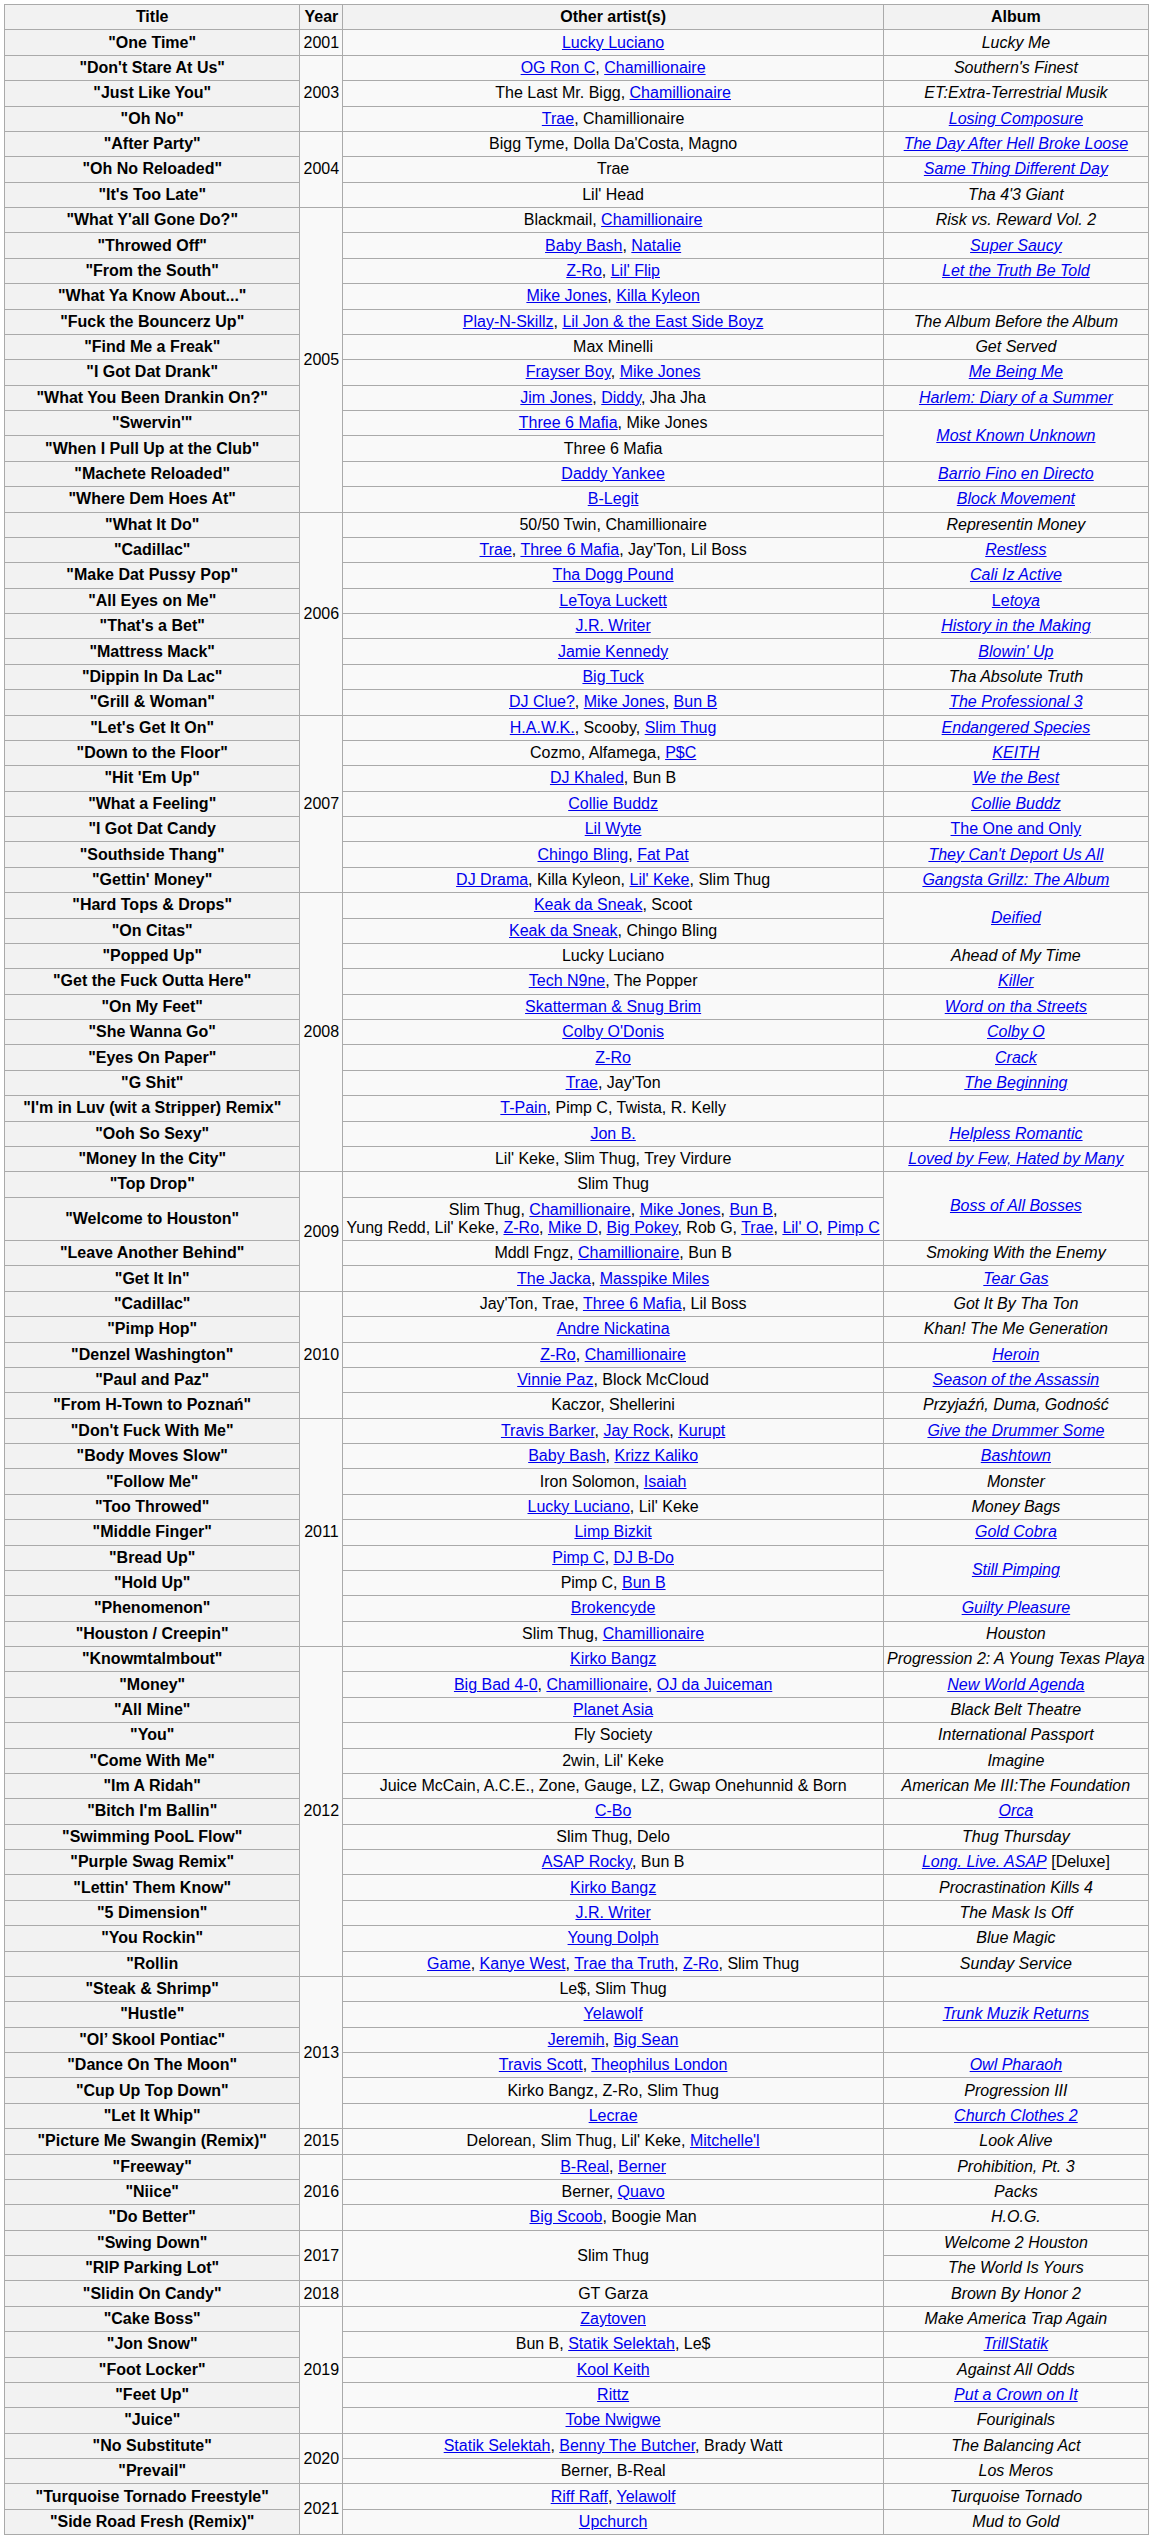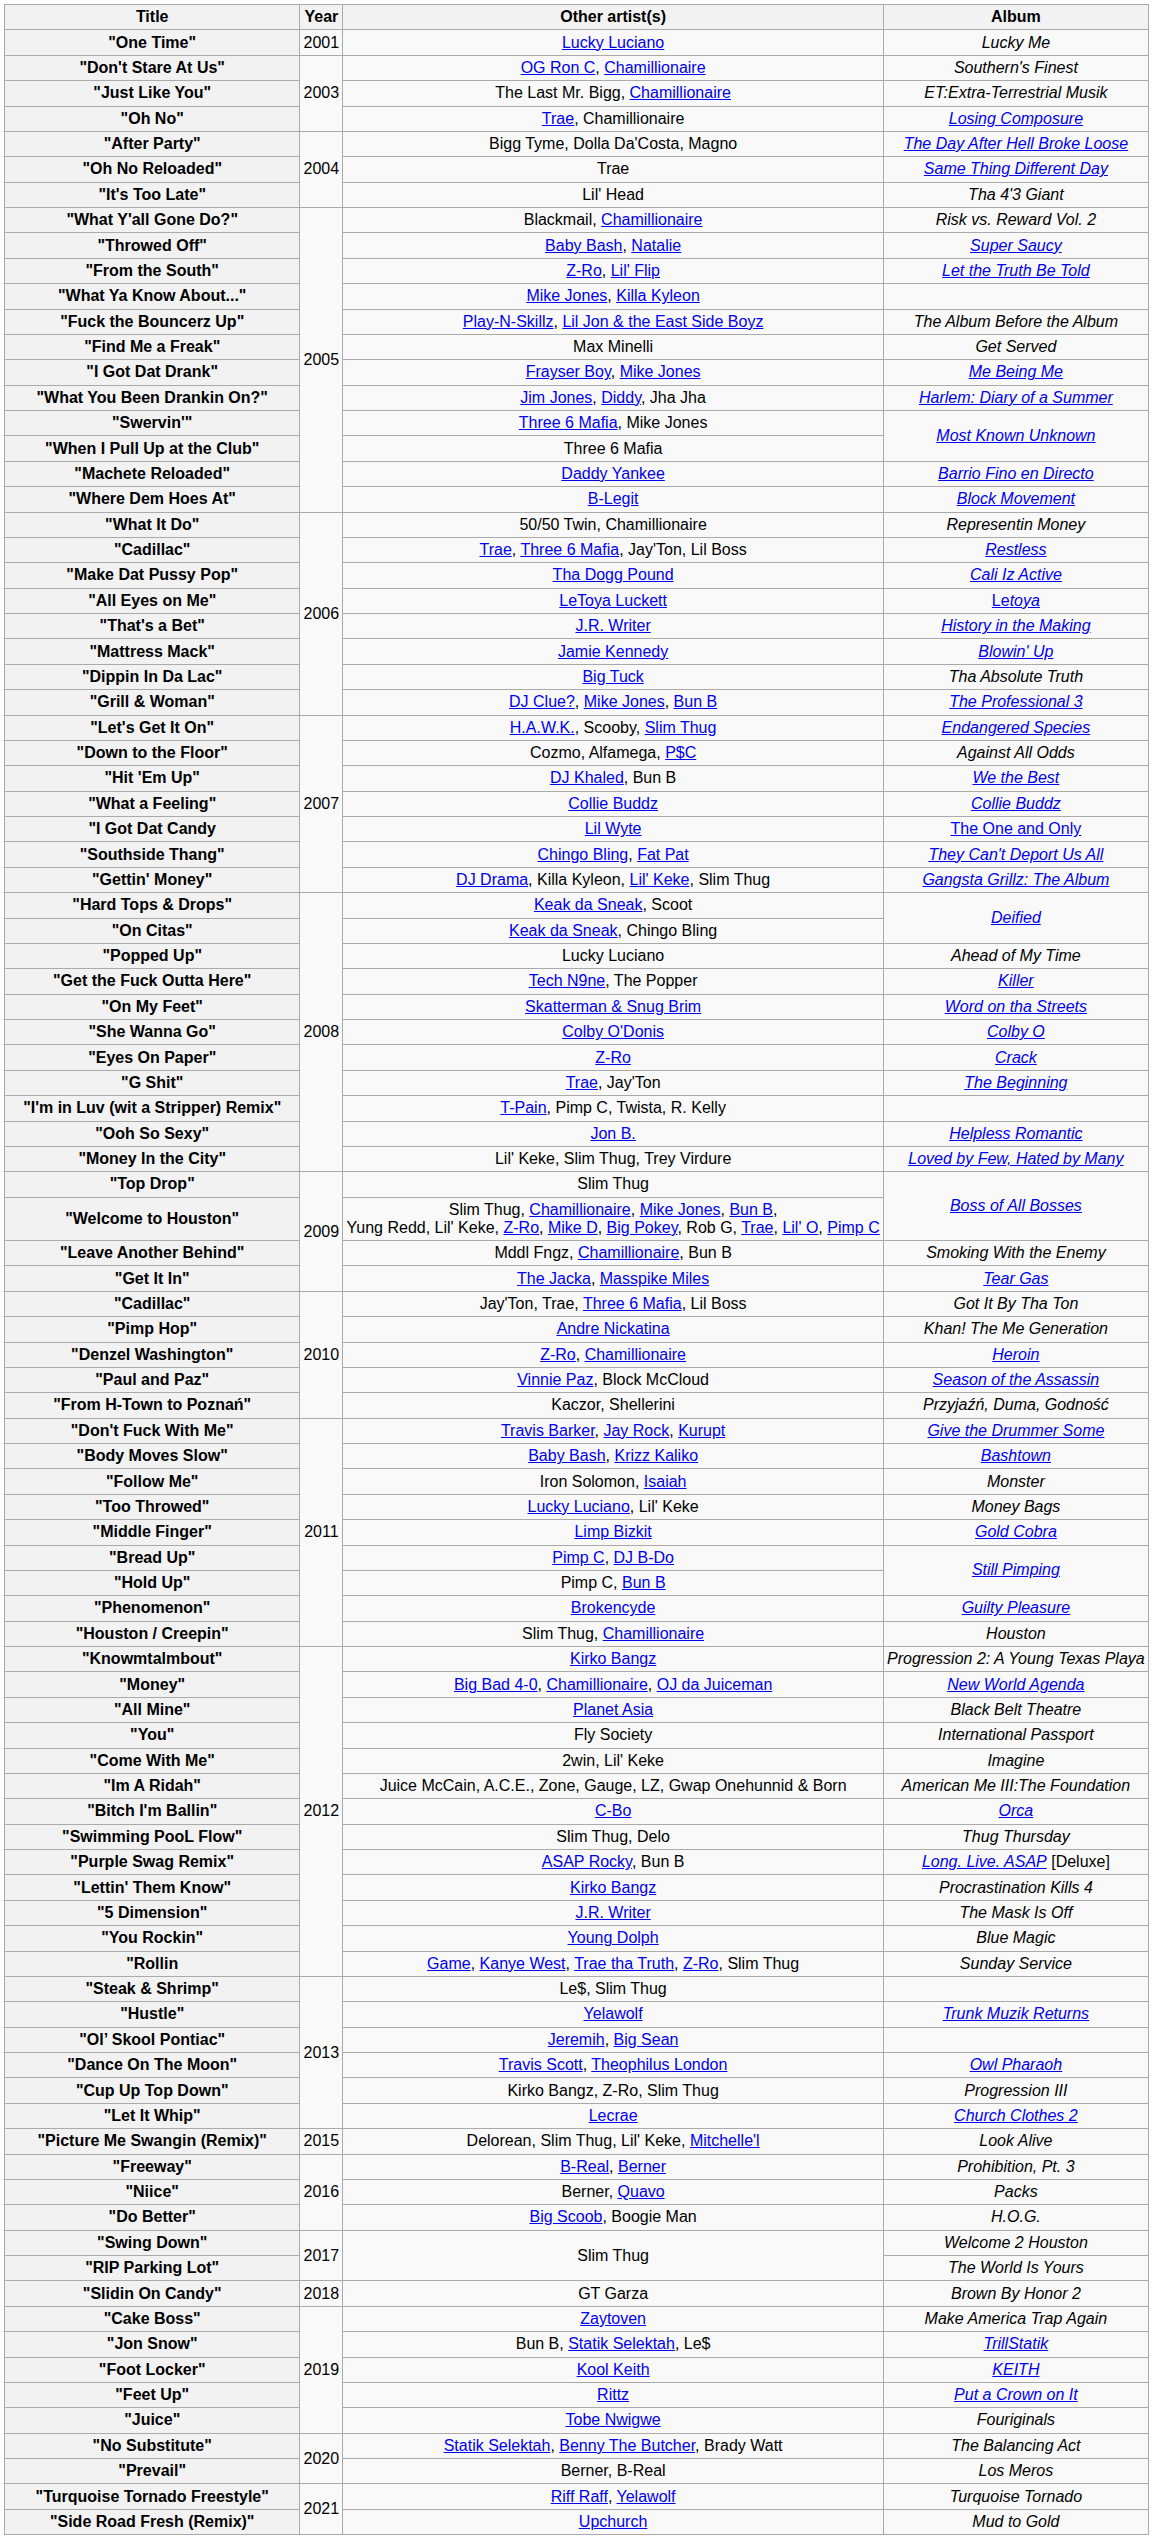(1016, 753) KEITH -> (1016, 753) Against All Odds
(1016, 2369) Against All Odds -> (1016, 2369) KEITH
